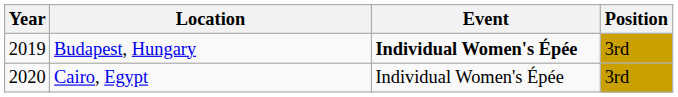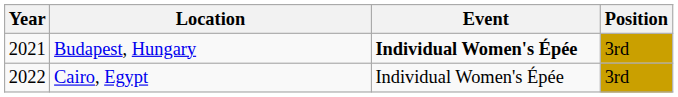(27, 48) 2019 -> (27, 48) 2021
(27, 77) 2020 -> (27, 77) 2022
